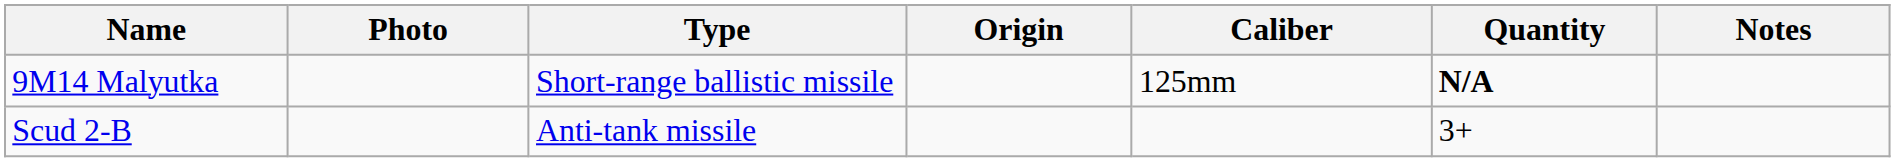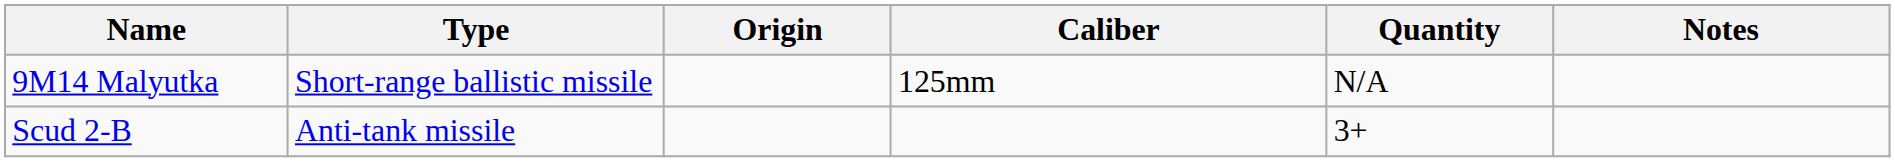- column: (408, 29)
(1466, 80) bold -> (1361, 80) normal
